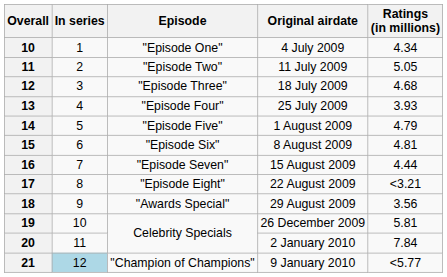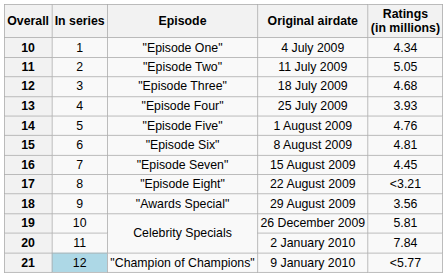(405, 125) 4.79 -> (405, 125) 4.76
(405, 164) 4.44 -> (405, 164) 4.45
